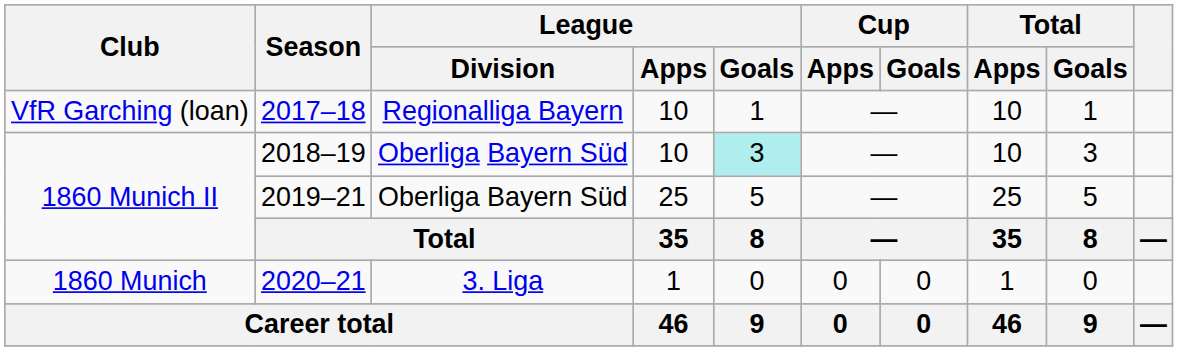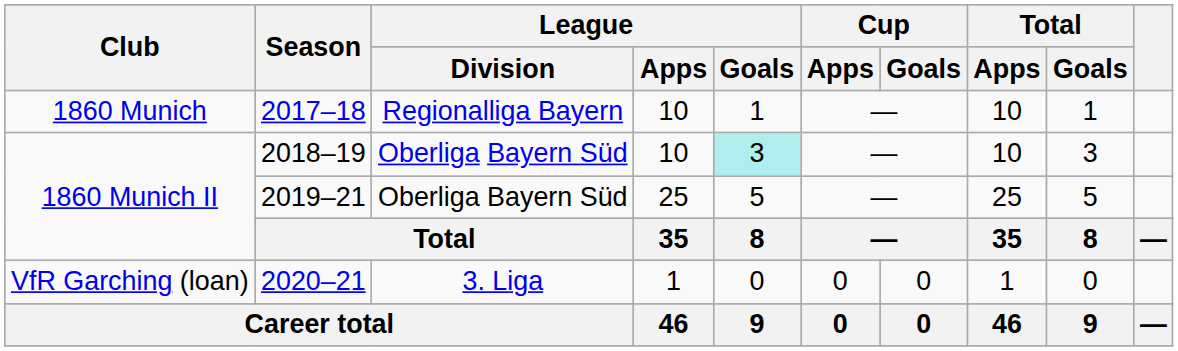(130, 111) VfR Garching (loan) -> (130, 111) 1860 Munich
(130, 281) 1860 Munich -> (130, 281) VfR Garching (loan)
